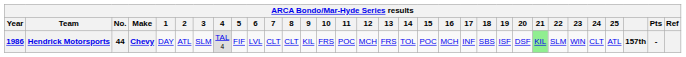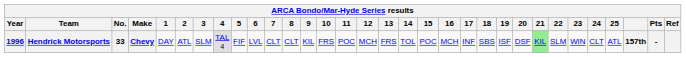(15, 42) 1986 -> (15, 42) 1996
(120, 42) 44 -> (120, 42) 33
